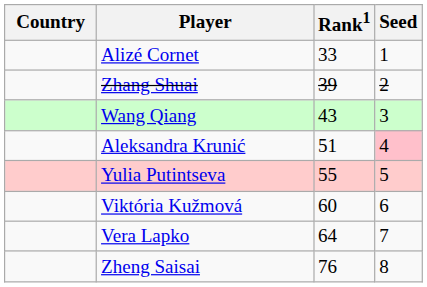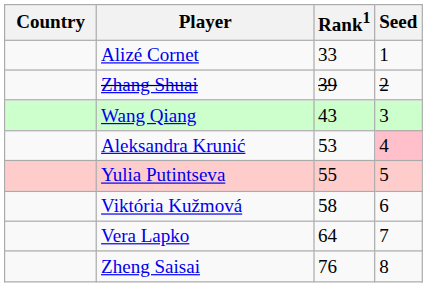(328, 145) 51 -> (328, 145) 53
(328, 205) 60 -> (328, 205) 58
